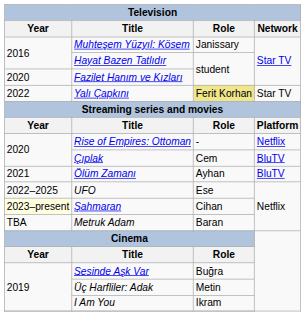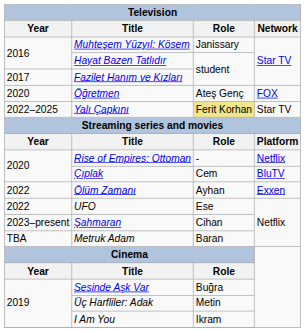(18, 77) 2020 -> (18, 77) 2017
+ row: (97, 94)
(18, 94) 2022 -> (32, 110) 2022–2025
(18, 174) 2021 -> (18, 190) 2022
(271, 174) BluTV -> (271, 190) Exxen
(32, 190) 2022–2025 -> (18, 207) 2022
(38, 207) lightyellow background -> (38, 223) no background
